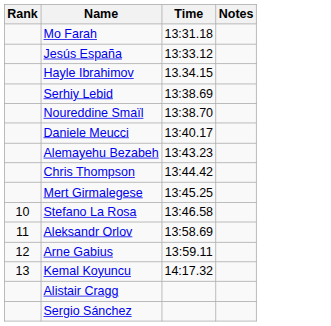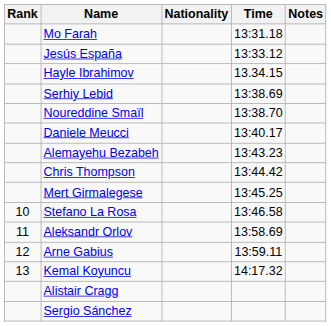+ column: (196, 14)
